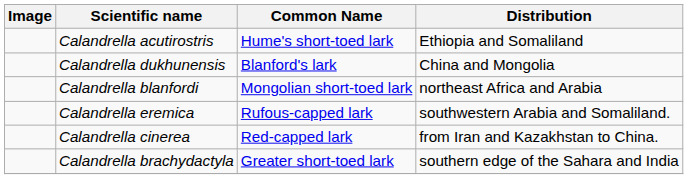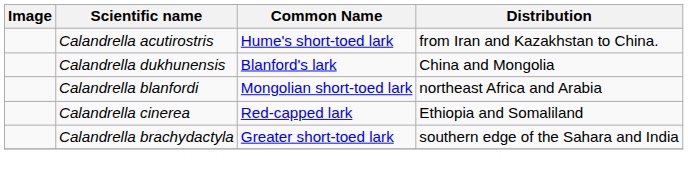(501, 40) Ethiopia and Somaliland -> (539, 40) from Iran and Kazakhstan to China.
- row: (127, 112)
(539, 137) from Iran and Kazakhstan to China. -> (501, 112) Ethiopia and Somaliland
